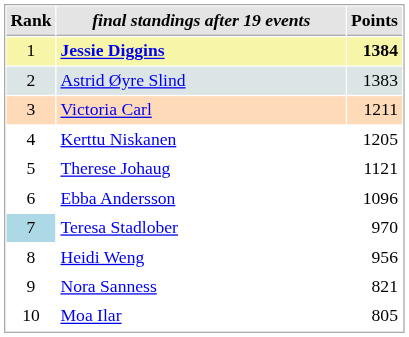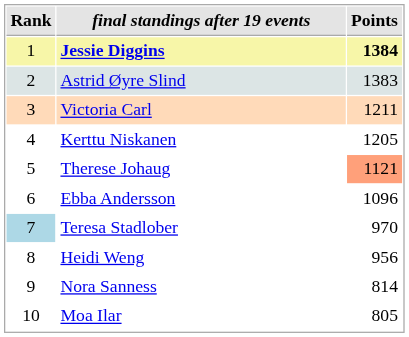(381, 168) no background -> (381, 168) lightsalmon background
(385, 286) 821 -> (385, 286) 814
